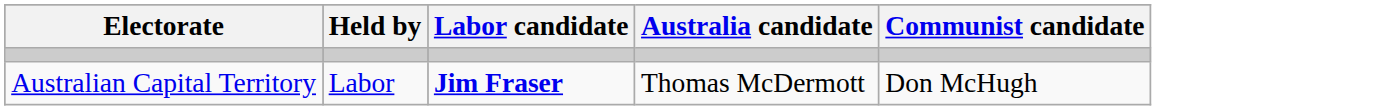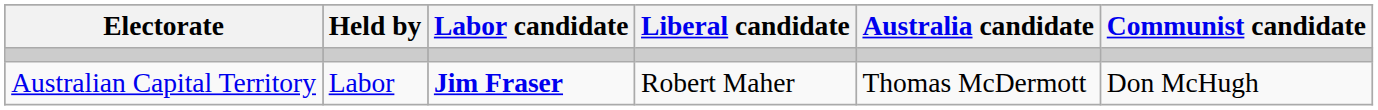+ column: (745, 26)
